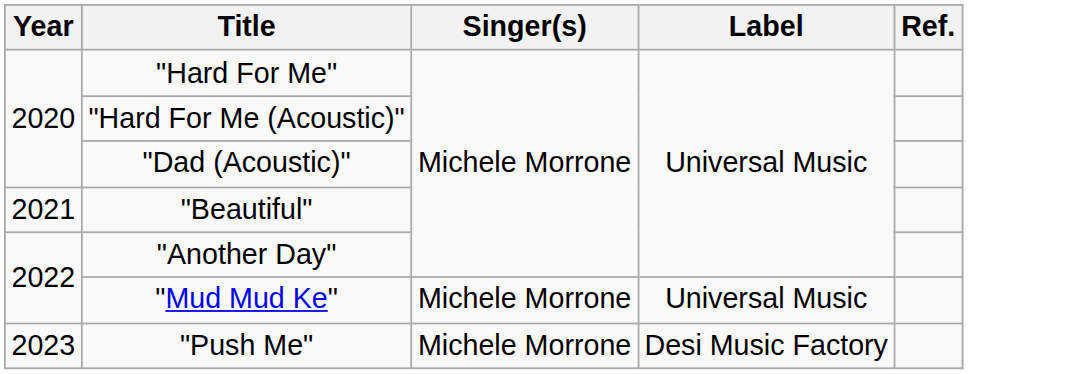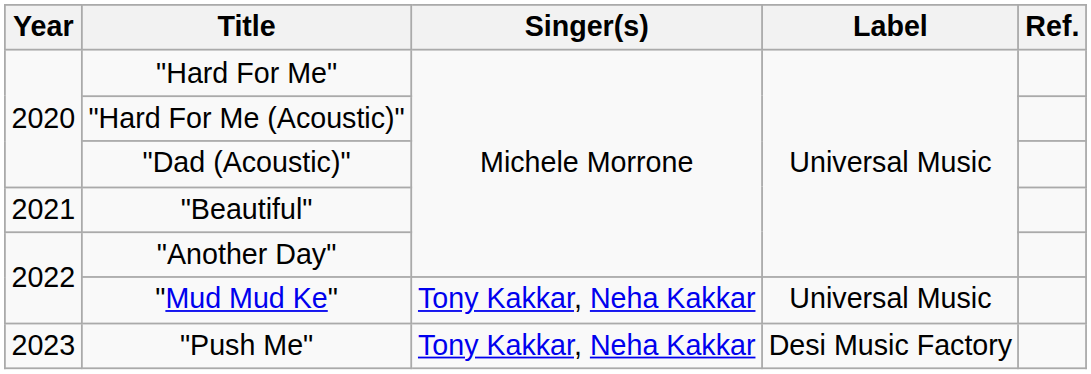(525, 299) Michele Morrone -> (587, 299) Tony Kakkar, Neha Kakkar
(525, 345) Michele Morrone -> (587, 345) Tony Kakkar, Neha Kakkar
